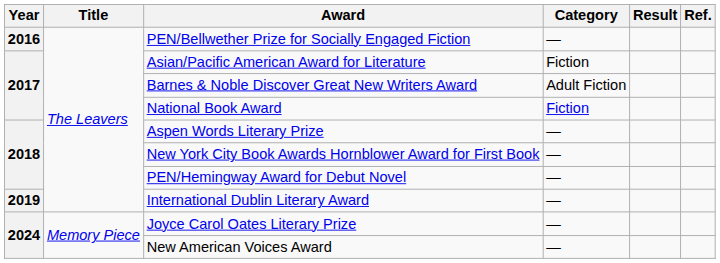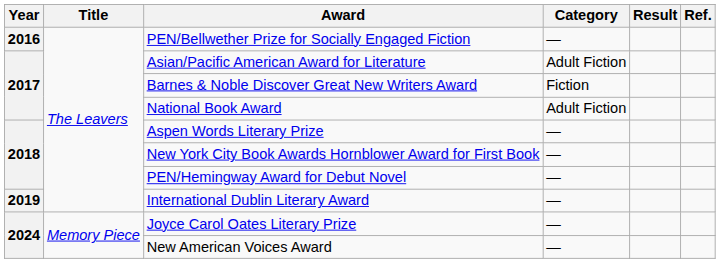(568, 62) Fiction -> (586, 62) Adult Fiction
(586, 85) Adult Fiction -> (568, 85) Fiction
(568, 108) Fiction -> (586, 108) Adult Fiction
